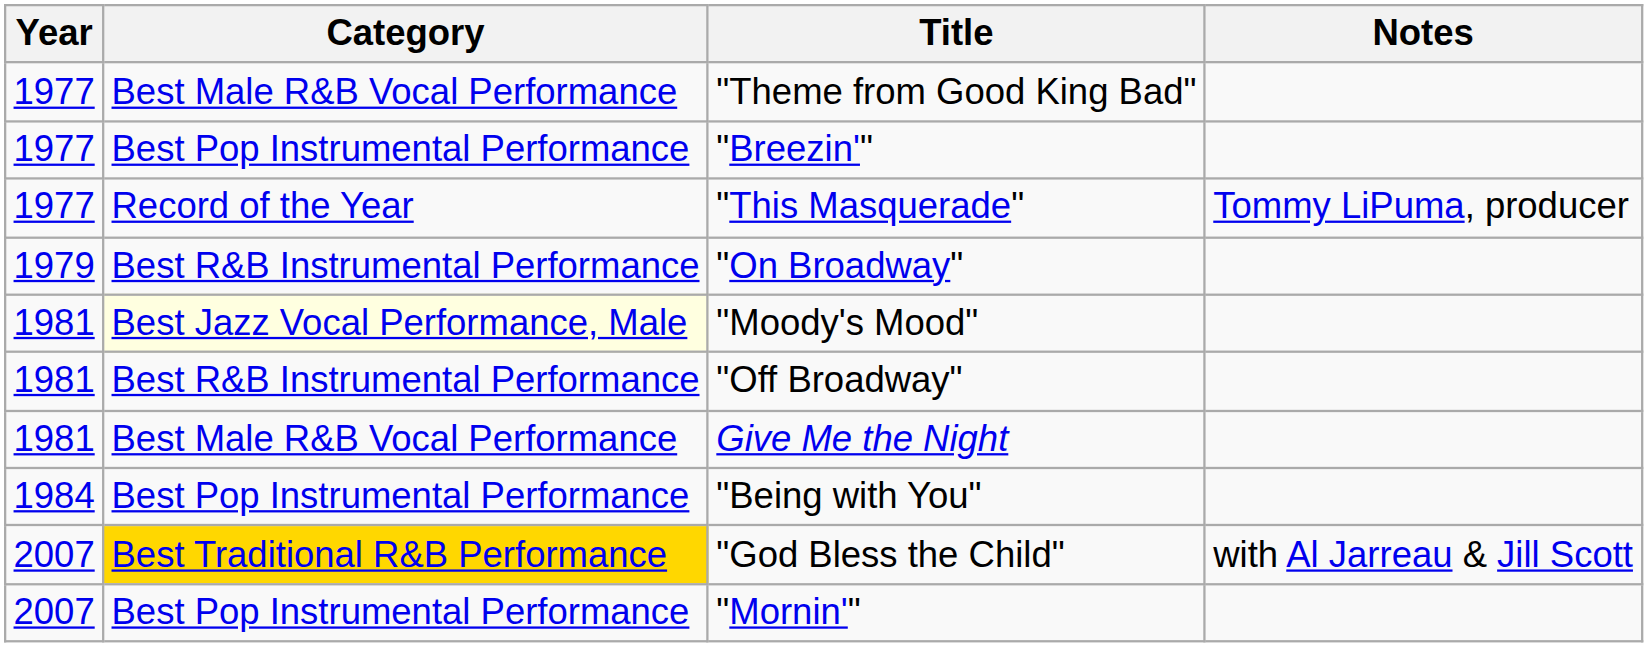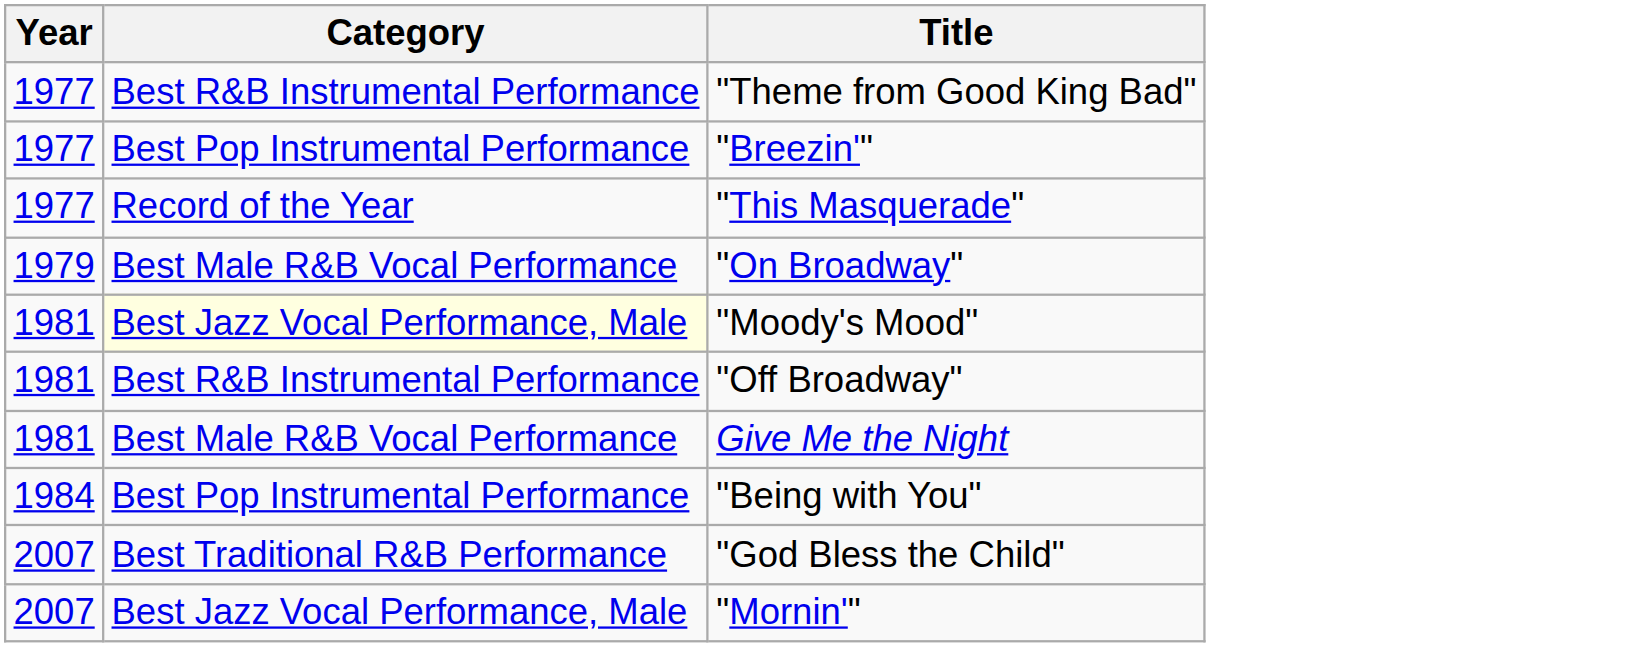- column: (1423, 33)
(394, 91) Best Male R&B Vocal Performance -> (406, 91) Best R&B Instrumental Performance
(406, 264) Best R&B Instrumental Performance -> (394, 264) Best Male R&B Vocal Performance
(389, 554) gold background -> (389, 554) no background
(400, 611) Best Pop Instrumental Performance -> (399, 611) Best Jazz Vocal Performance, Male
